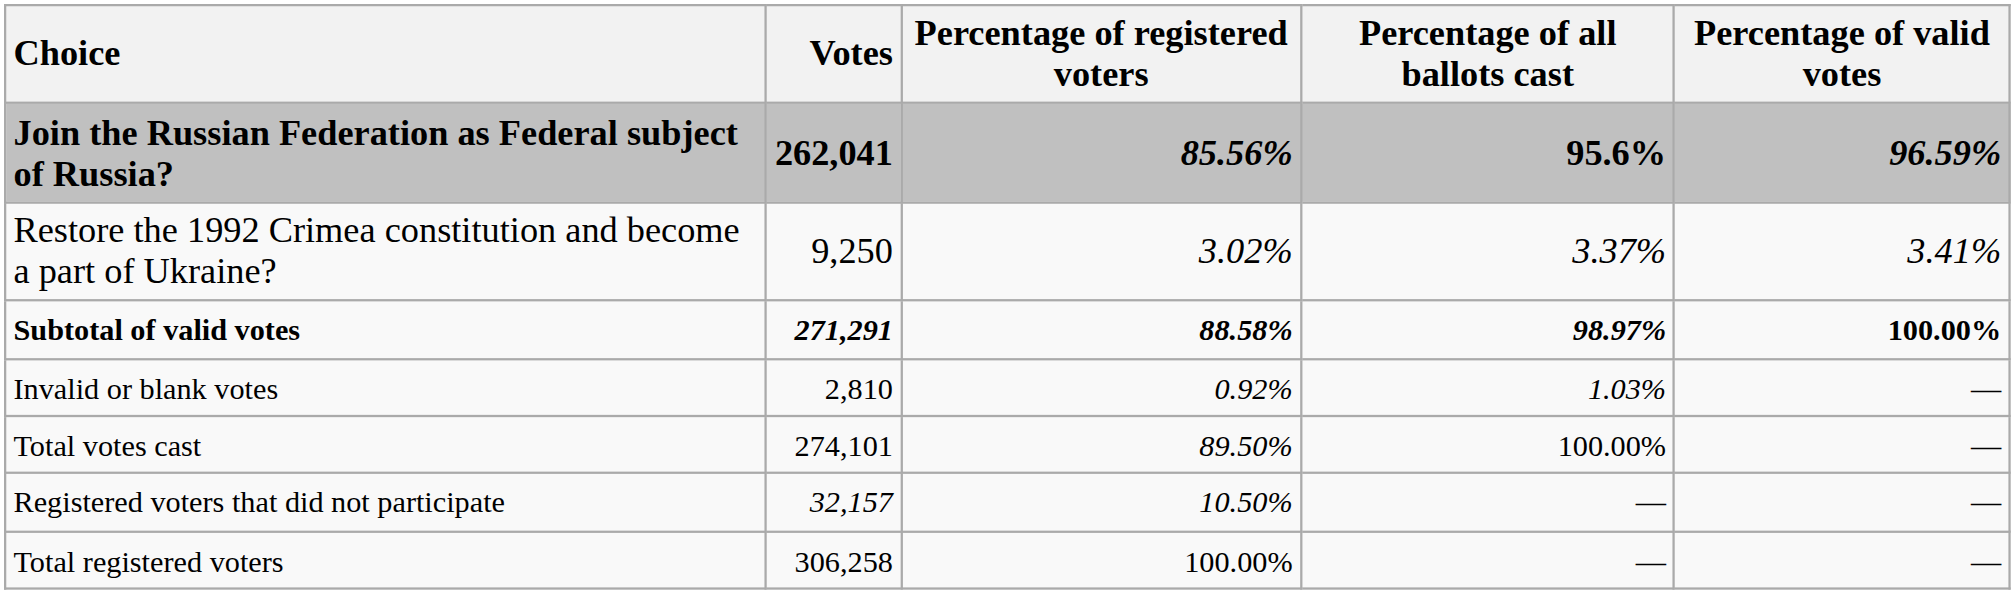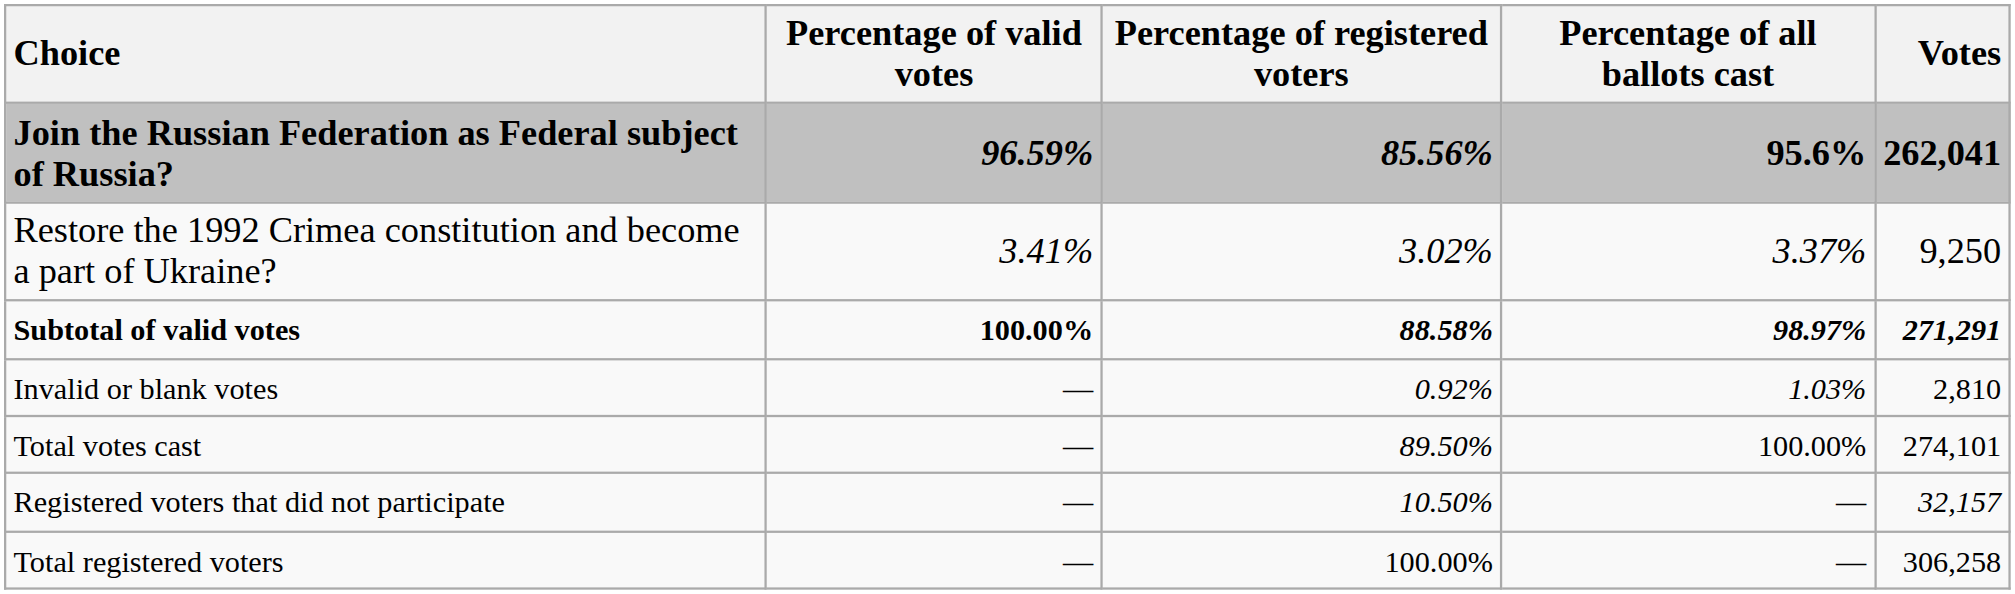columns swapped: (851, 53) <-> (1842, 53)
